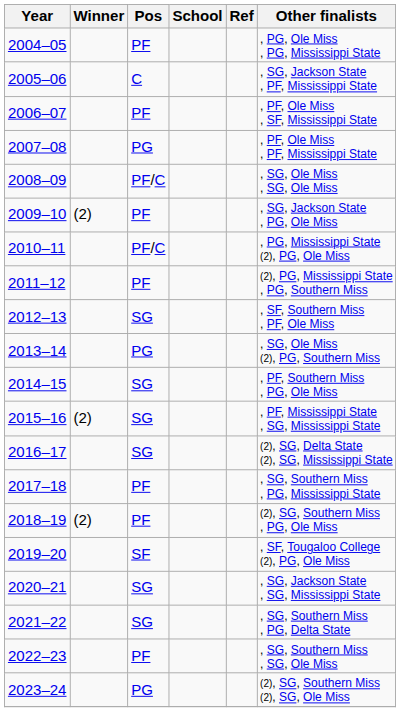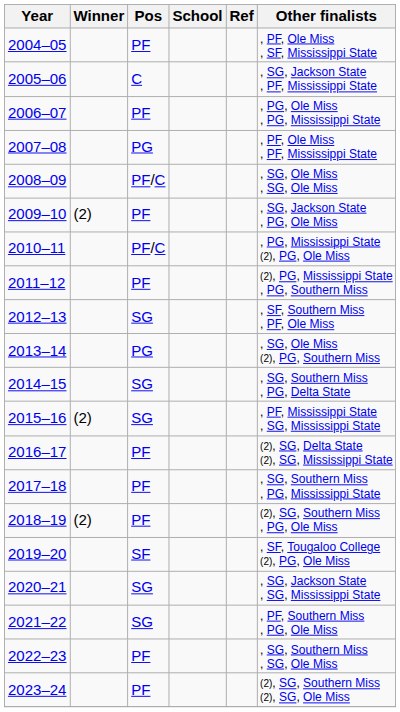(320, 45) , PG, Ole Miss , PG, Mississippi State -> (319, 45) , PF, Ole Miss , SF, Mississippi State
(319, 113) , PF, Ole Miss , SF, Mississippi State -> (320, 113) , PG, Ole Miss , PG, Mississippi State
(312, 385) , PF, Southern Miss , PG, Ole Miss -> (314, 385) , SG, Southern Miss , PG, Delta State
(142, 452) SG -> (141, 452) PF
(314, 622) , SG, Southern Miss , PG, Delta State -> (312, 622) , PF, Southern Miss , PG, Ole Miss
(142, 689) PG -> (141, 689) PF
